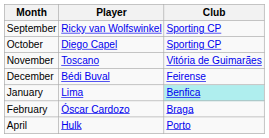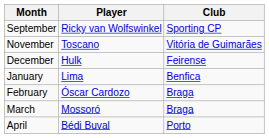- row: (25, 45)
(86, 77) Bédi Buval -> (71, 61) Hulk
(183, 93) paleturquoise background -> (183, 77) no background
+ row: (21, 109)
(71, 125) Hulk -> (86, 125) Bédi Buval
